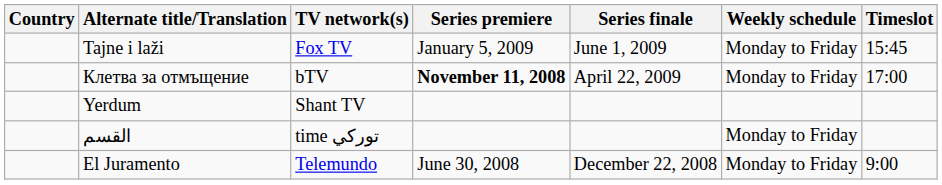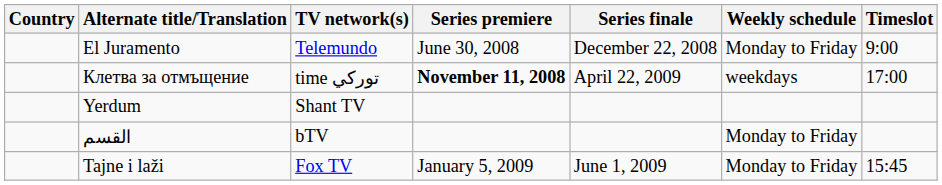rows swapped: (123, 47) <-> (131, 164)
(312, 76) bTV -> (337, 77) time توركي
(791, 76) Monday to Friday -> (762, 77) weekdays
(337, 135) time توركي -> (312, 136) bTV
